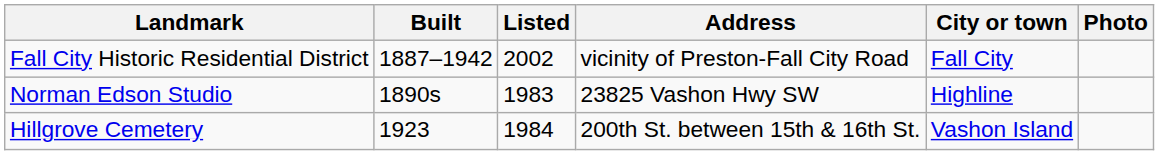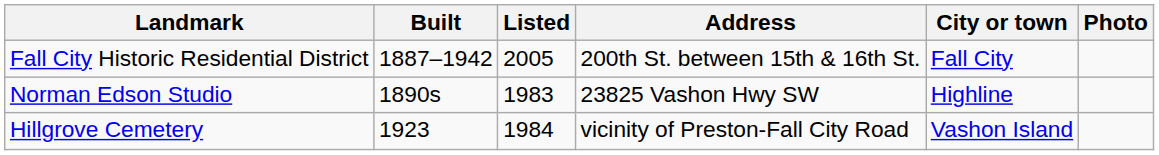(528, 58) 2002 -> (528, 58) 2005
(745, 58) vicinity of Preston-Fall City Road -> (750, 58) 200th St. between 15th & 16th St.
(750, 130) 200th St. between 15th & 16th St. -> (745, 130) vicinity of Preston-Fall City Road
